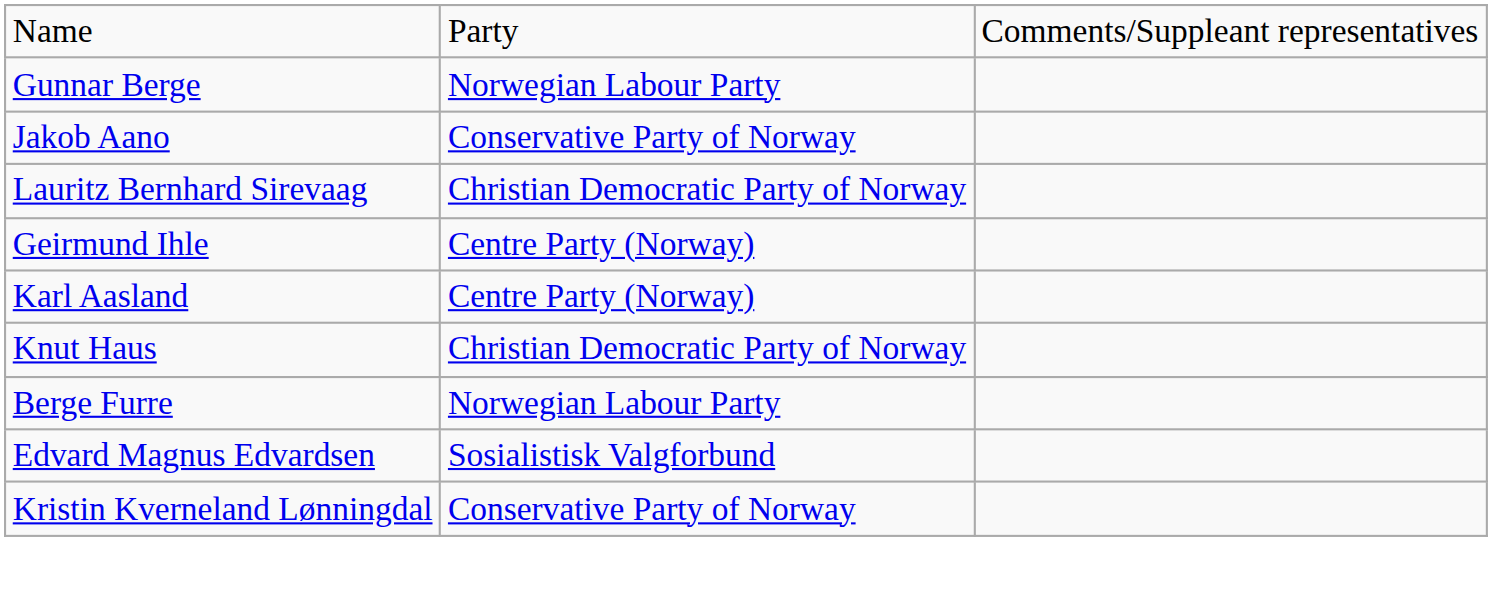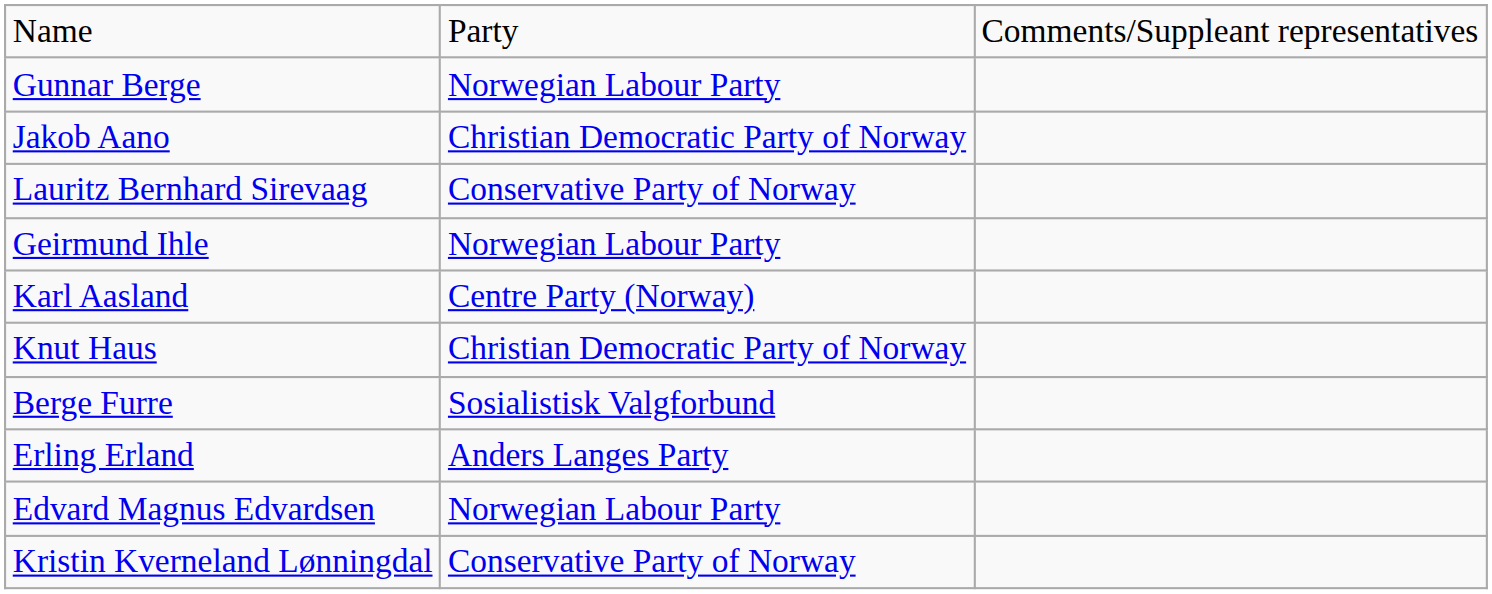(652, 137) Conservative Party of Norway -> (707, 137) Christian Democratic Party of Norway
(707, 190) Christian Democratic Party of Norway -> (652, 190) Conservative Party of Norway
(601, 243) Centre Party (Norway) -> (614, 243) Norwegian Labour Party
(614, 402) Norwegian Labour Party -> (612, 402) Sosialistisk Valgforbund
+ row: (103, 455)
(612, 455) Sosialistisk Valgforbund -> (614, 508) Norwegian Labour Party
